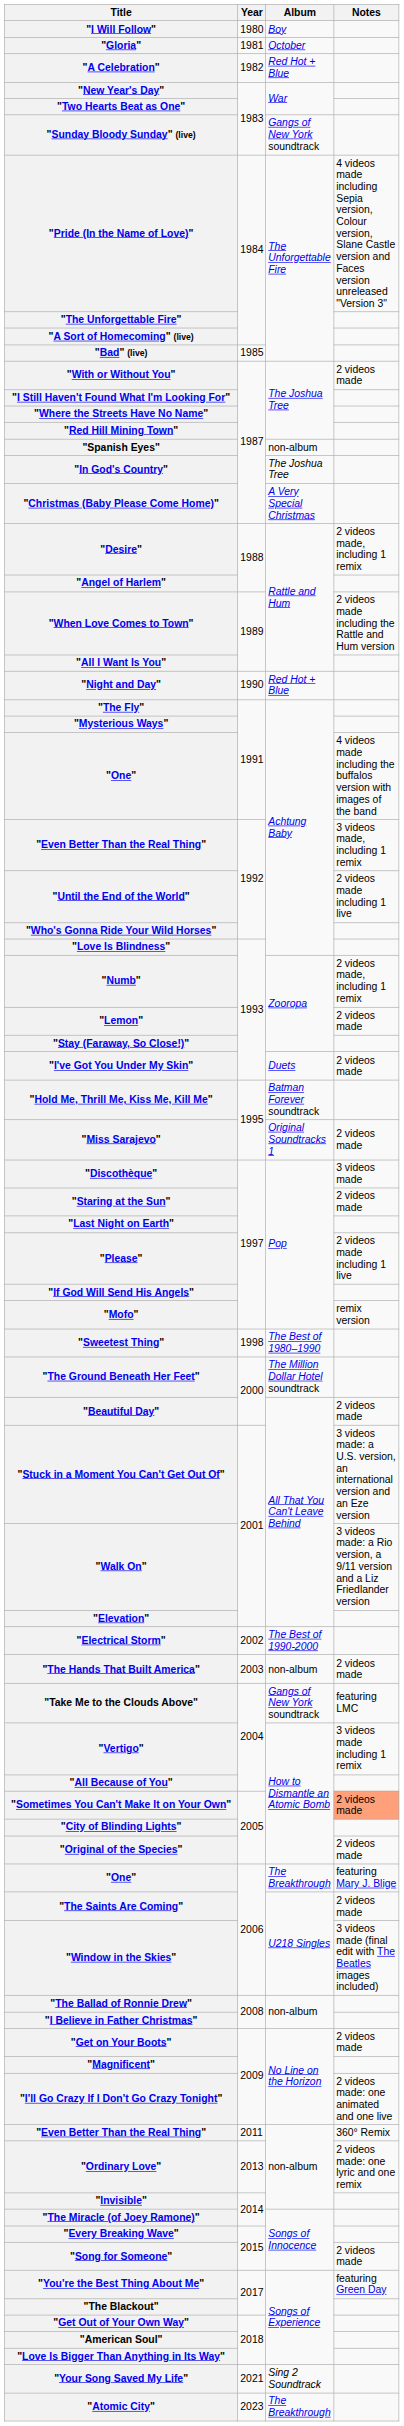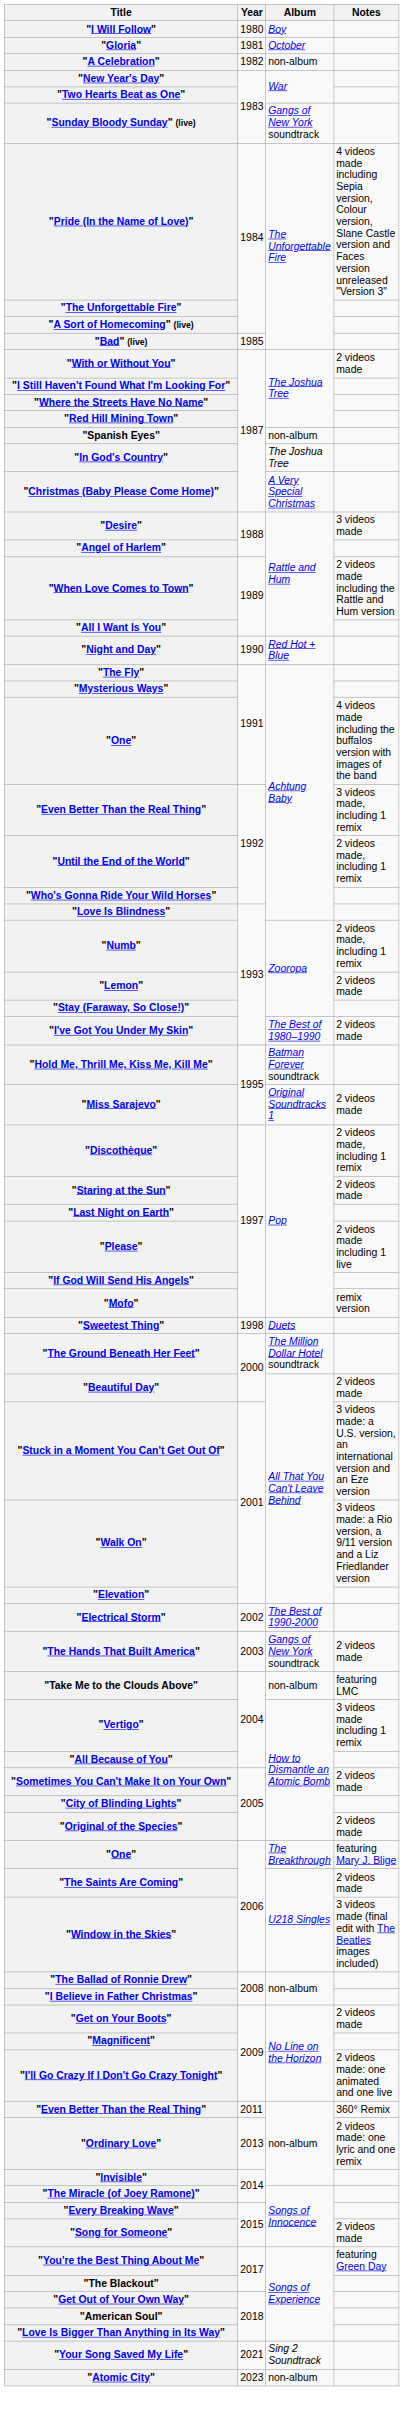(292, 68) Red Hot + Blue -> (293, 62) non-album
(361, 549) 2 videos made, including 1 remix -> (356, 526) 3 videos made
(361, 896) 2 videos made including 1 live -> (361, 861) 2 videos made, including 1 remix
(282, 1065) Duets -> (295, 1030) The Best of 1980–1990
(356, 1173) 3 videos made -> (361, 1150) 2 videos made, including 1 remix
(295, 1343) The Best of 1980–1990 -> (282, 1325) Duets
(293, 1669) non-album -> (294, 1651) Gangs of New York soundtrack
(294, 1703) Gangs of New York soundtrack -> (293, 1685) non-album
(356, 1805) lightsalmon background -> (356, 1781) no background
(299, 2407) The Breakthrough -> (293, 2377) non-album
